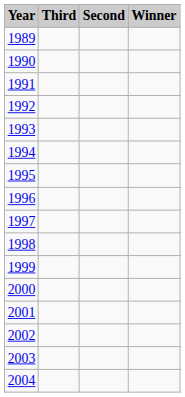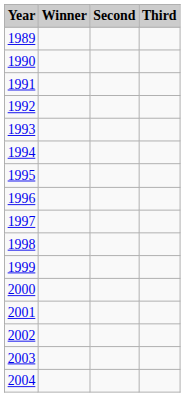columns swapped: (154, 16) <-> (59, 16)
